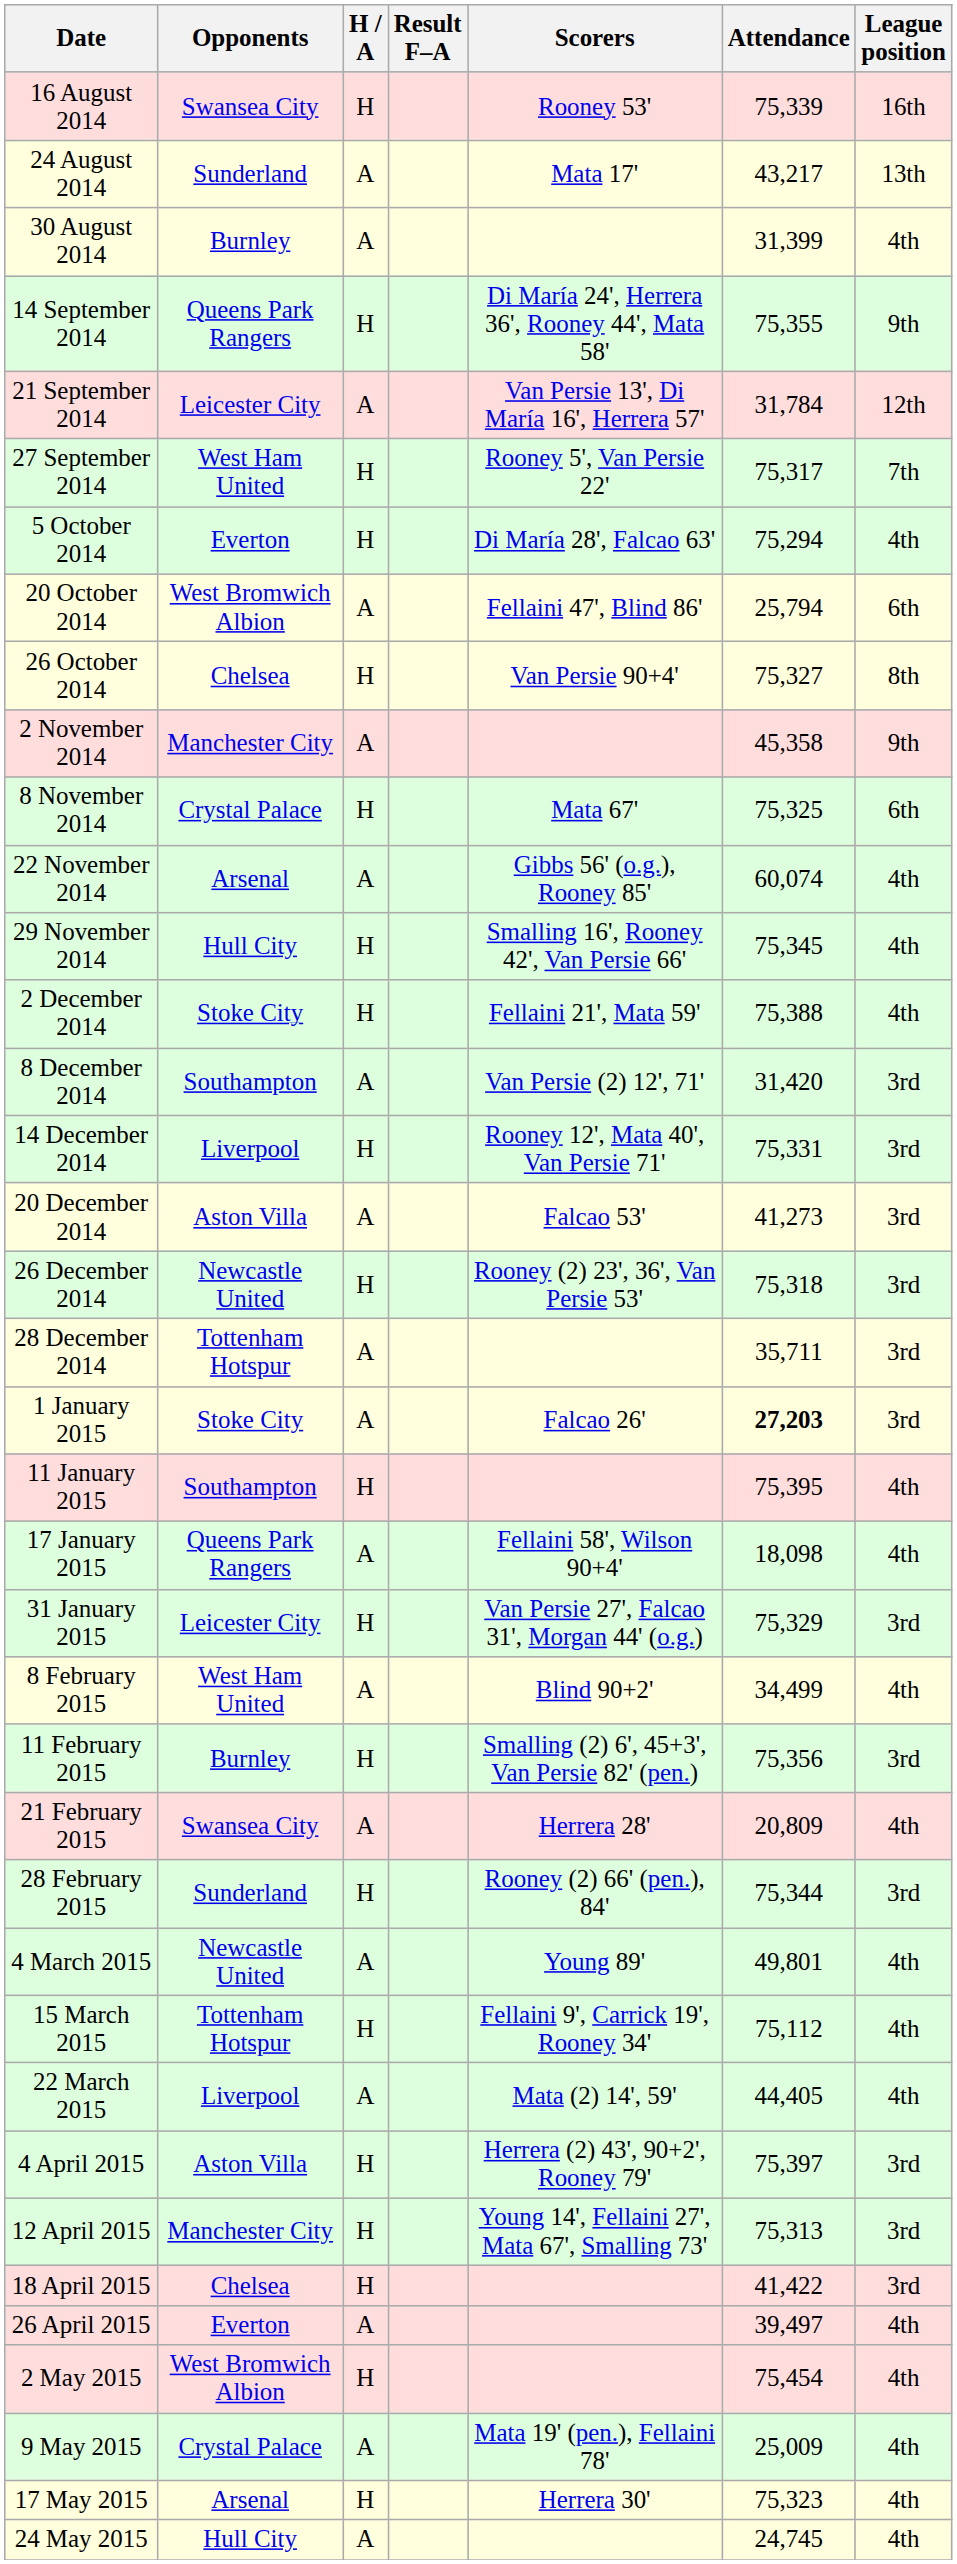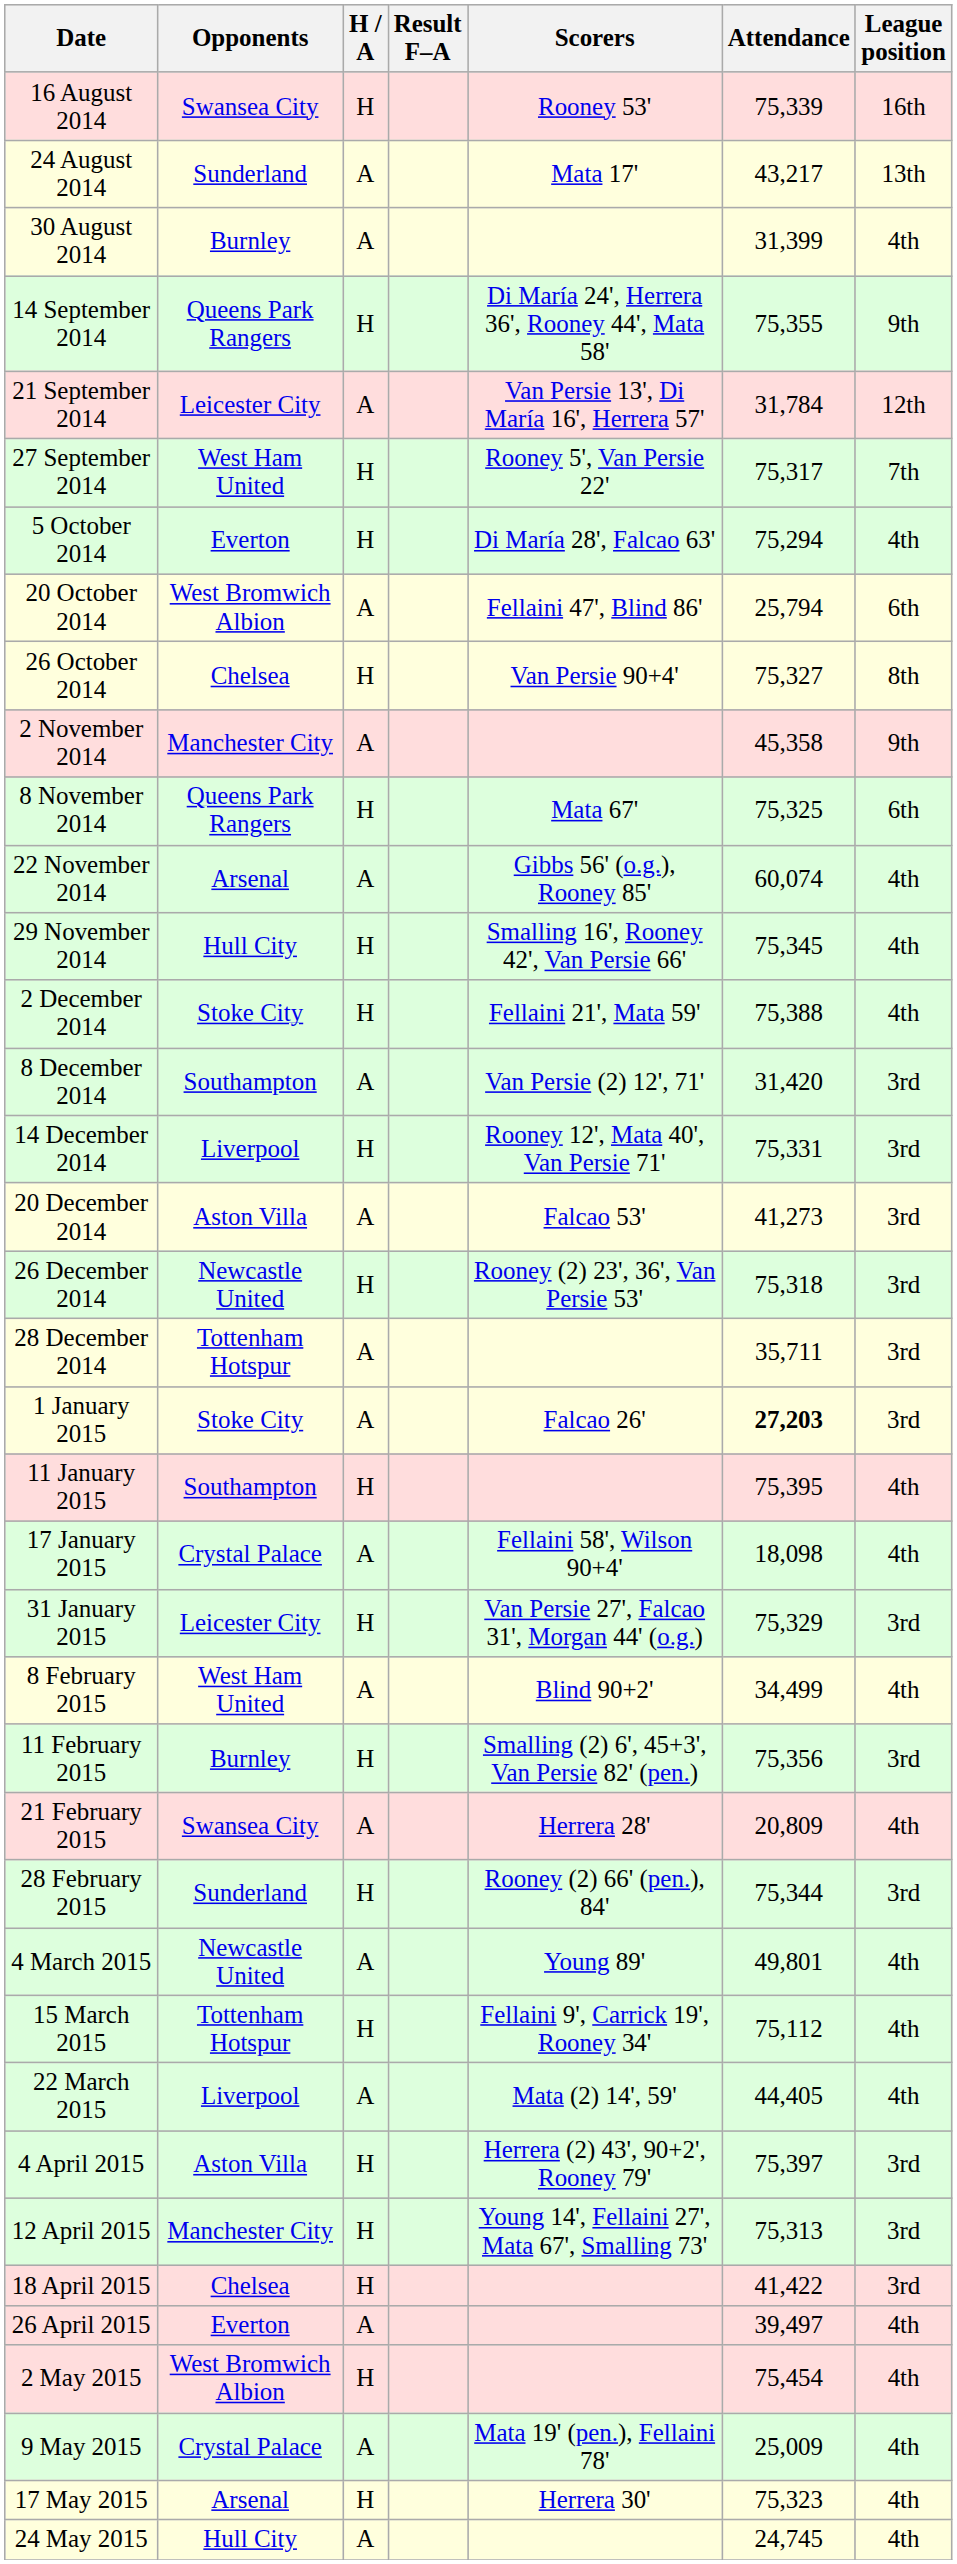(250, 810) Crystal Palace -> (250, 810) Queens Park Rangers
(250, 1555) Queens Park Rangers -> (250, 1555) Crystal Palace
